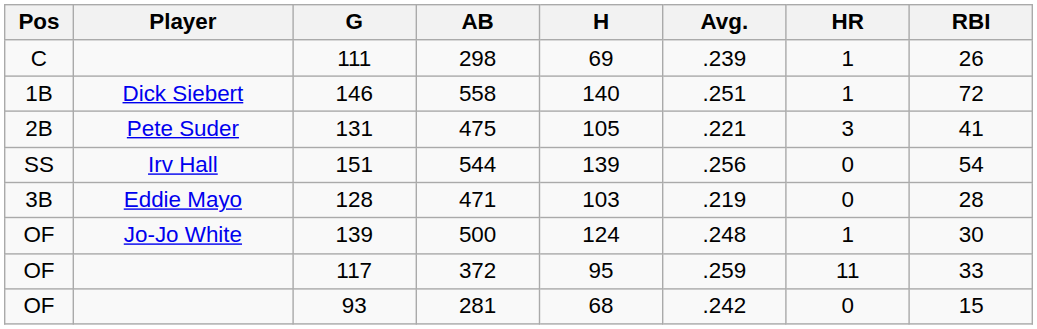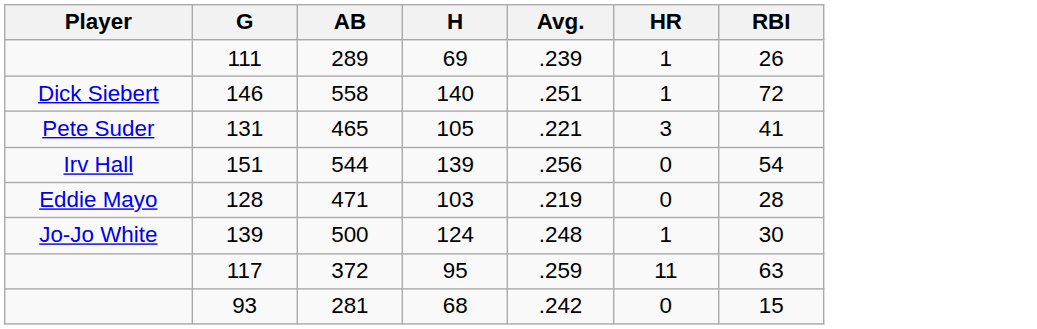- column: (39, 22)
(478, 57) 298 -> (350, 57) 289
(478, 128) 475 -> (350, 128) 465
(971, 270) 33 -> (771, 270) 63
